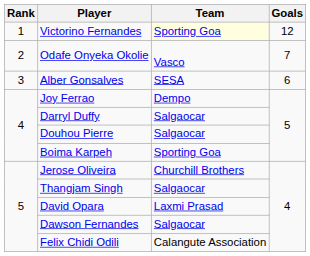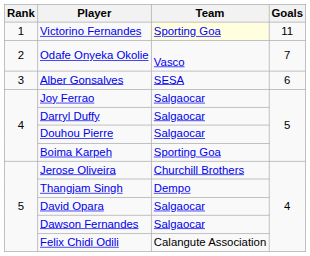(287, 31) 12 -> (287, 31) 11
(172, 98) Dempo -> (179, 98) Salgaocar
(179, 188) Salgaocar -> (172, 188) Dempo
(189, 206) Laxmi Prasad -> (179, 206) Salgaocar
